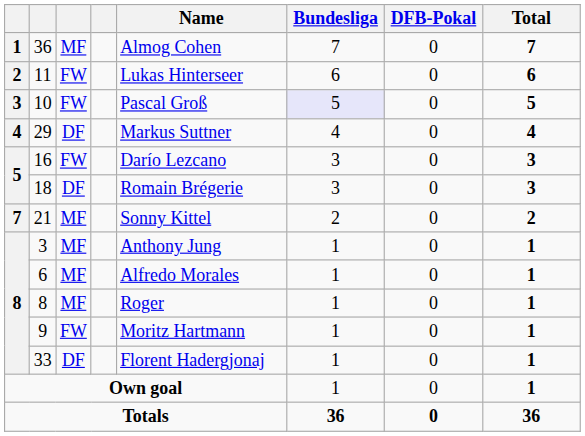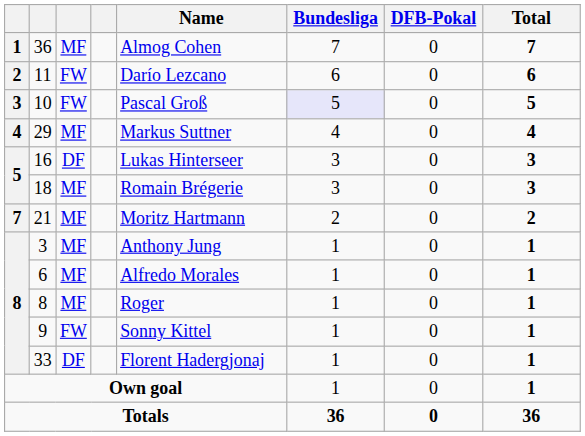(182, 75) Lukas Hinterseer -> (173, 75) Darío Lezcano
(73, 132) DF -> (73, 132) MF
(73, 160) FW -> (73, 160) DF
(173, 160) Darío Lezcano -> (182, 160) Lukas Hinterseer
(73, 189) DF -> (73, 189) MF
(166, 217) Sonny Kittel -> (183, 217) Moritz Hartmann
(183, 331) Moritz Hartmann -> (166, 331) Sonny Kittel
